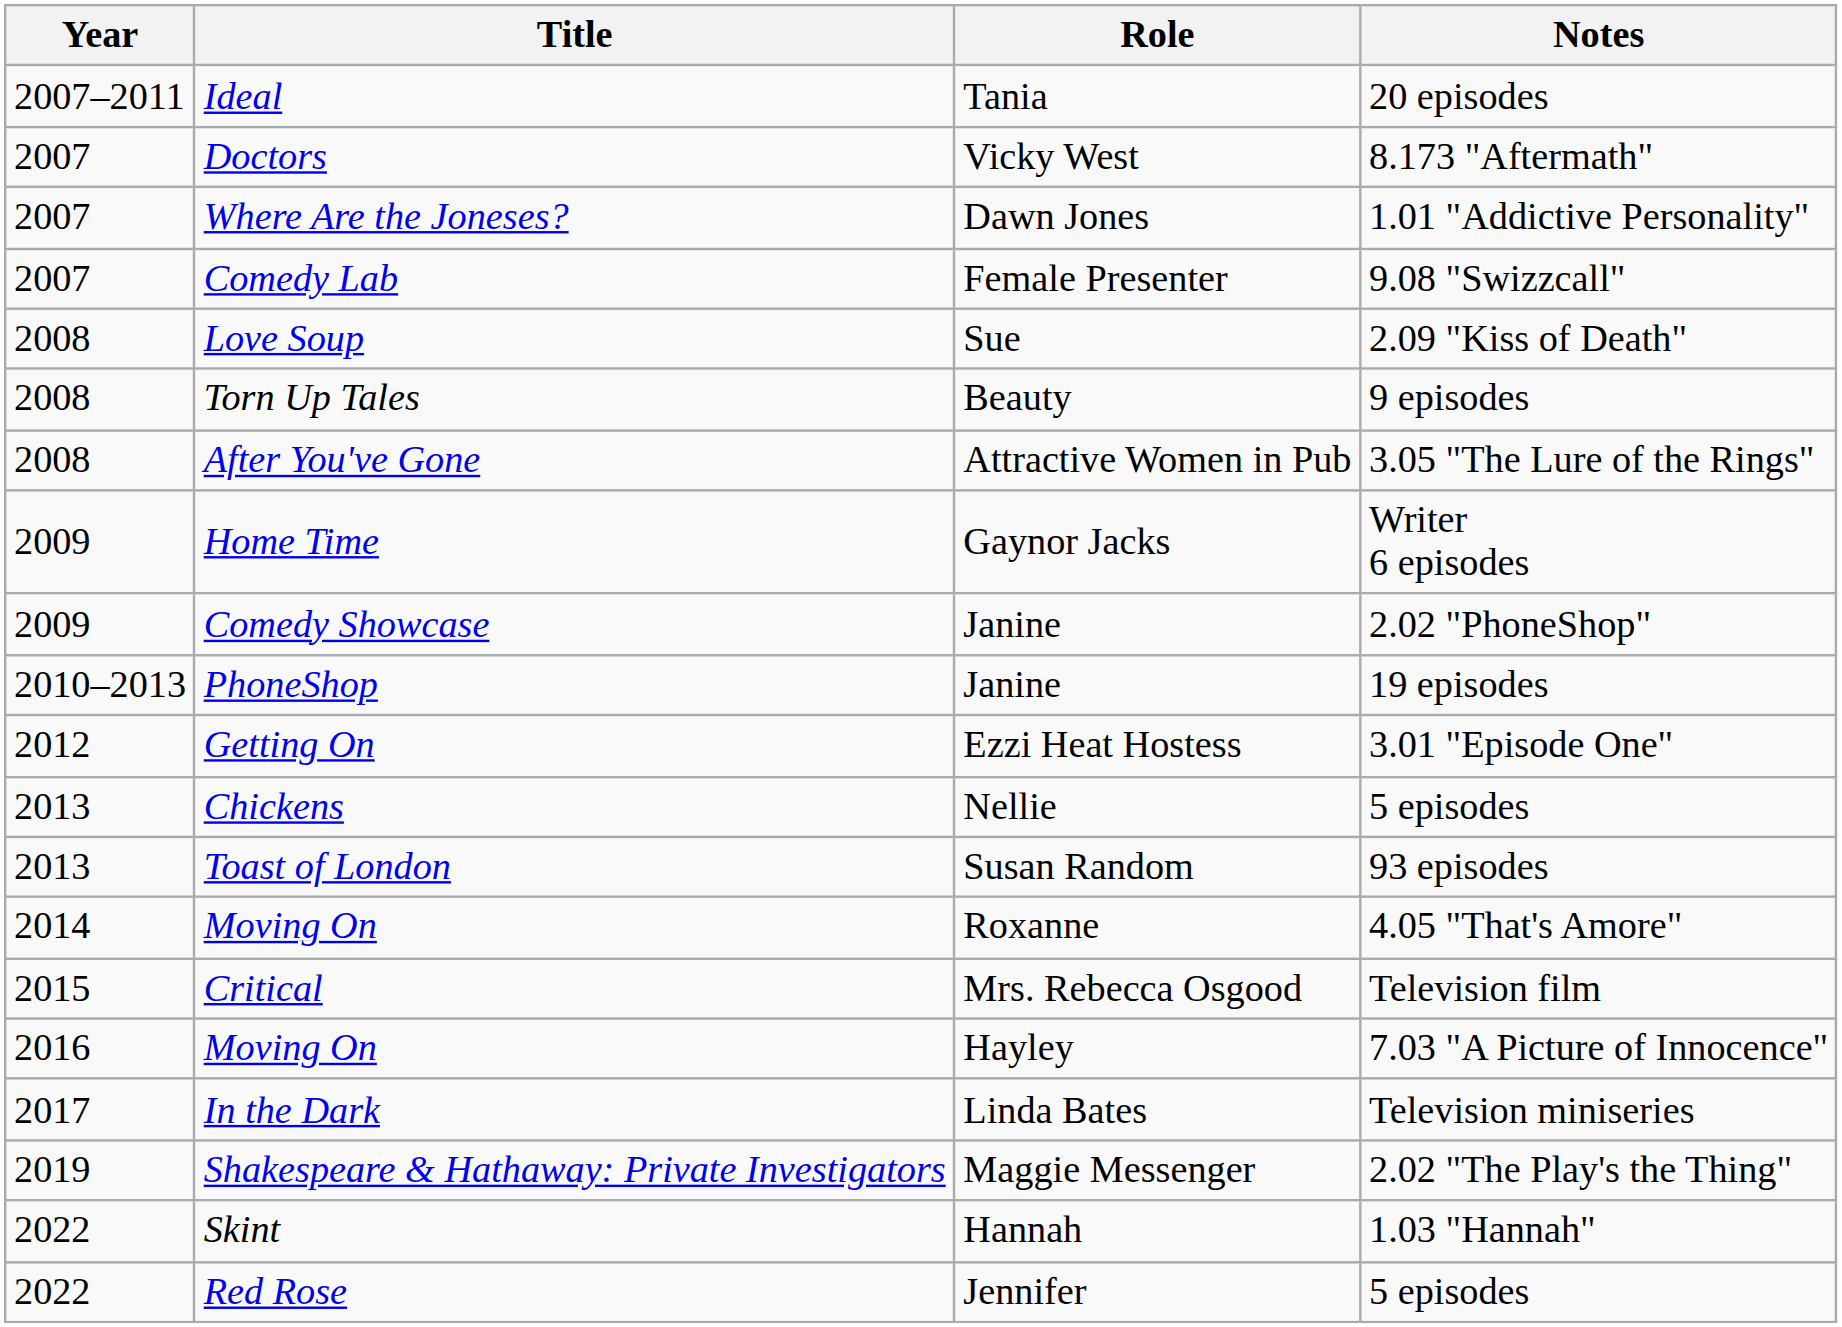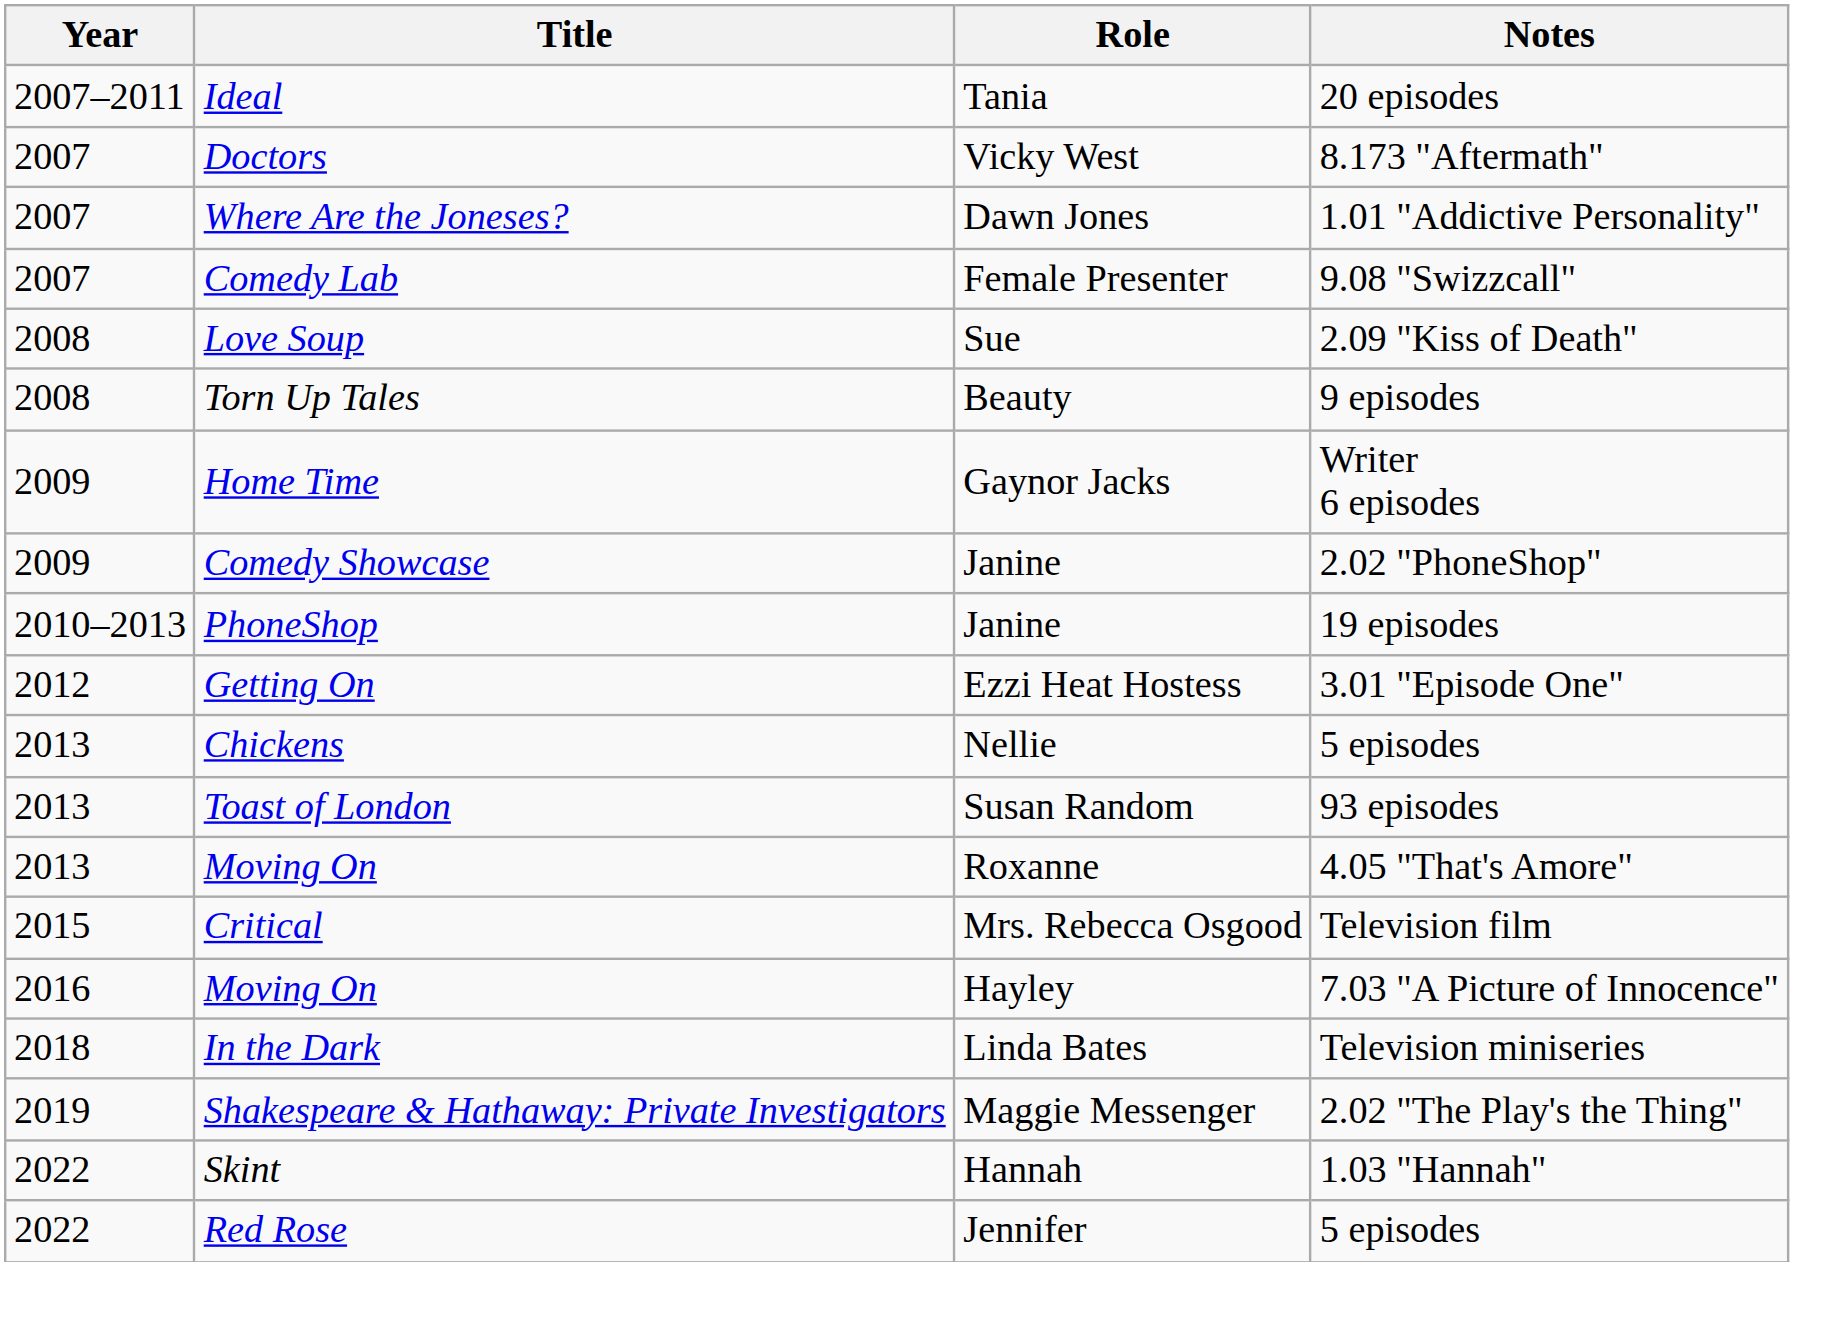- row: (342, 459)
(52, 926) 2014 -> (52, 866) 2013
(52, 1108) 2017 -> (52, 1048) 2018
